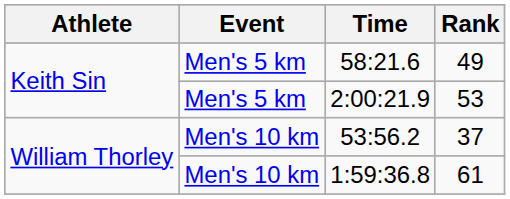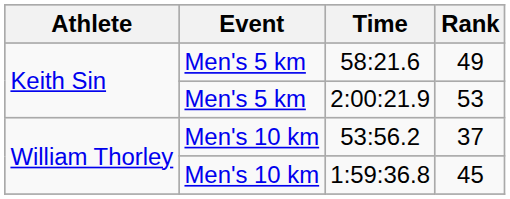(470, 175) 61 -> (470, 175) 45
